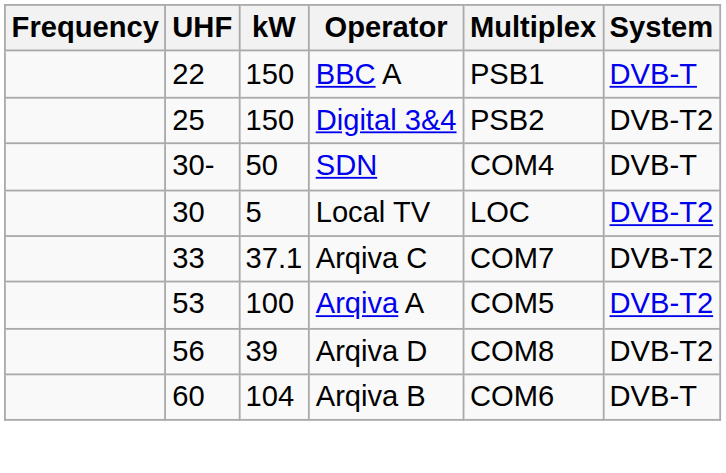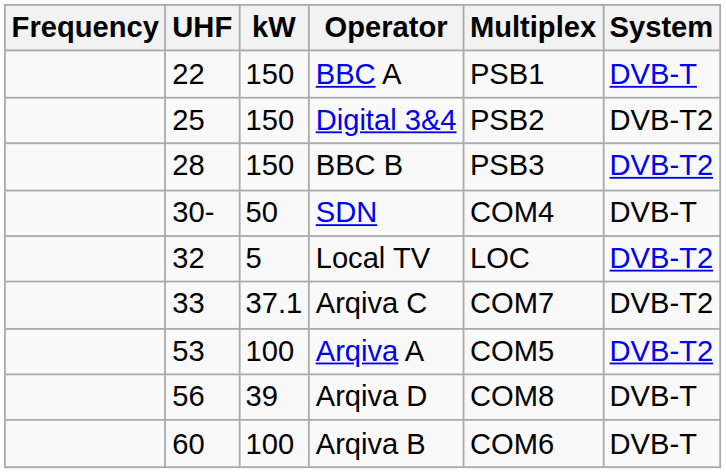+ row: (359, 166)
(189, 212) 30 -> (189, 258) 32
(661, 350) DVB-T2 -> (653, 397) DVB-T
(270, 397) 104 -> (270, 443) 100
